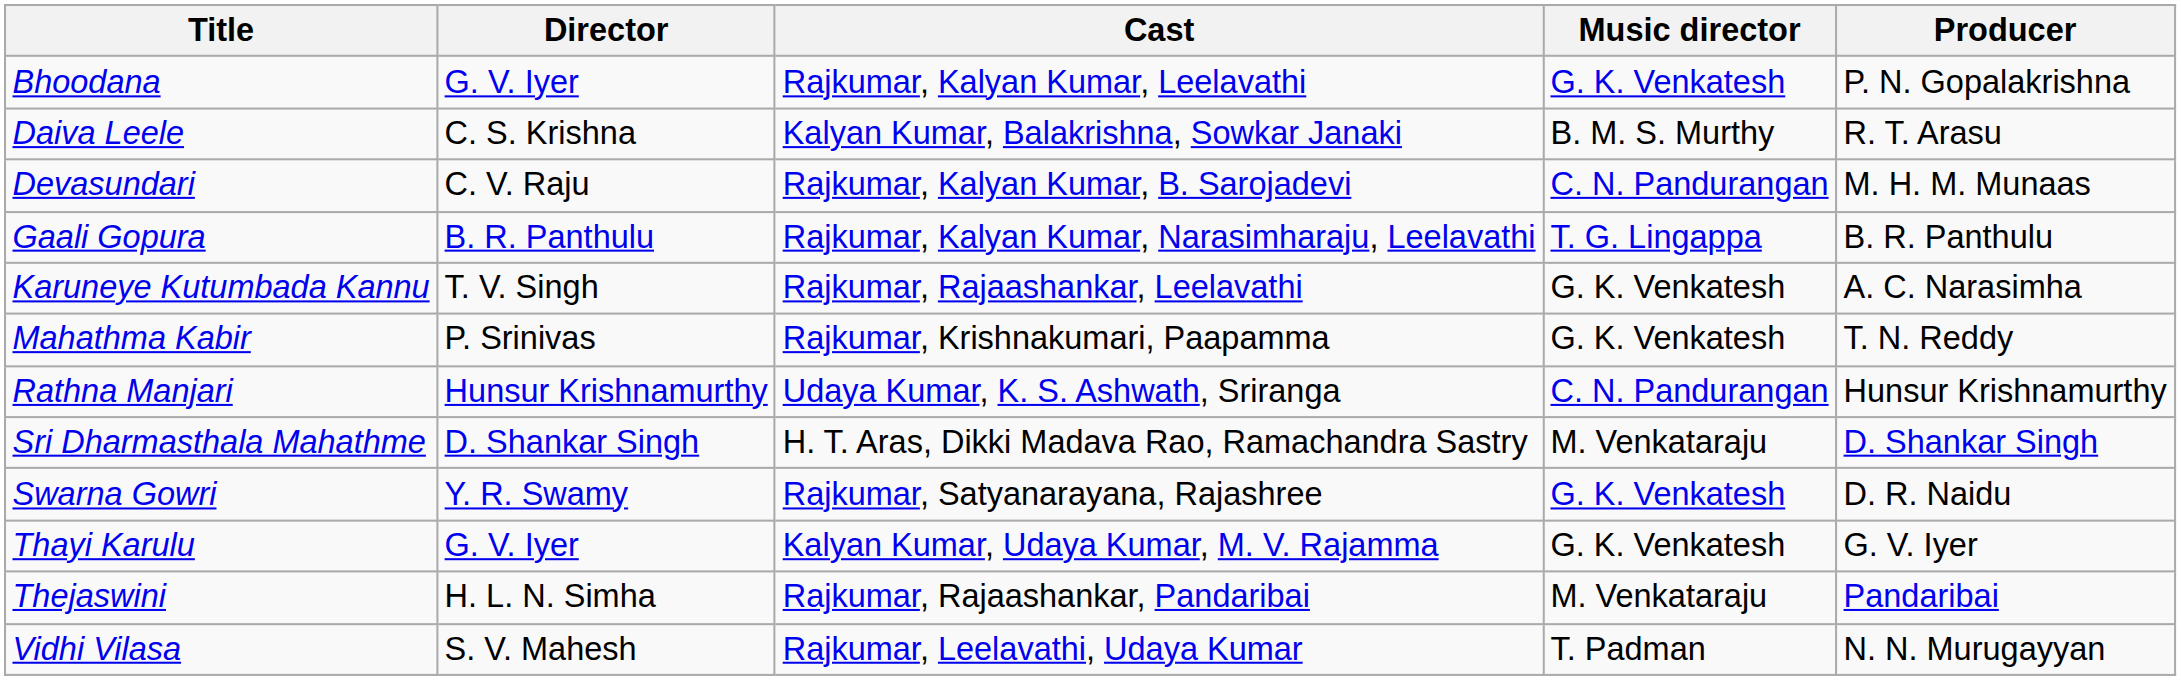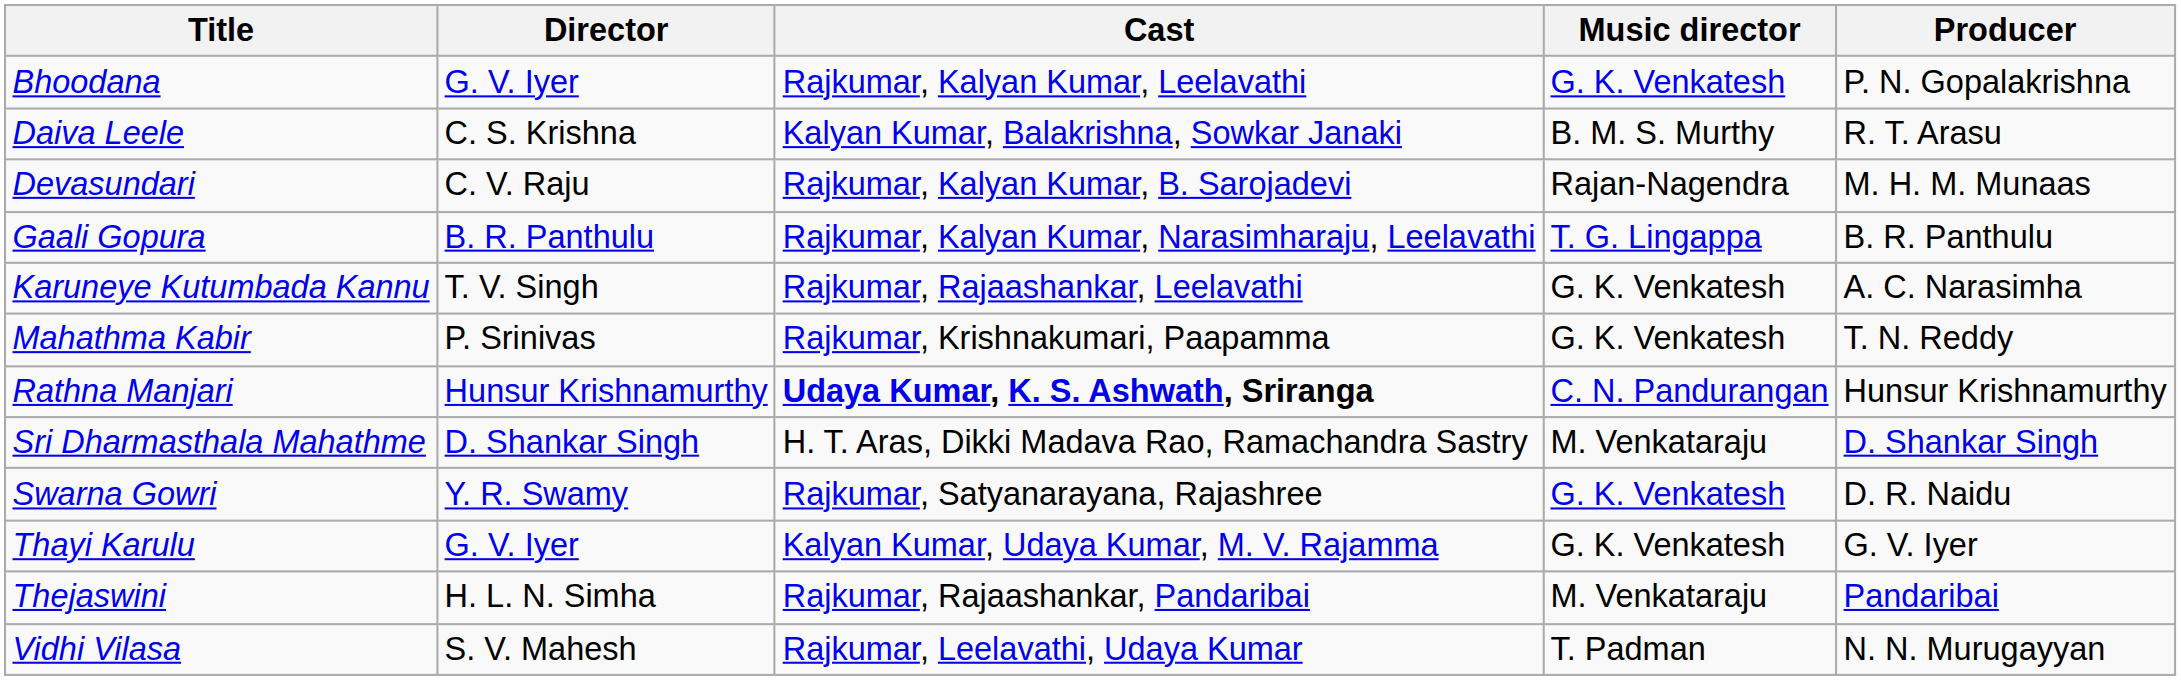(1690, 184) C. N. Pandurangan -> (1670, 184) Rajan-Nagendra
(1062, 390) normal -> (1078, 390) bold
